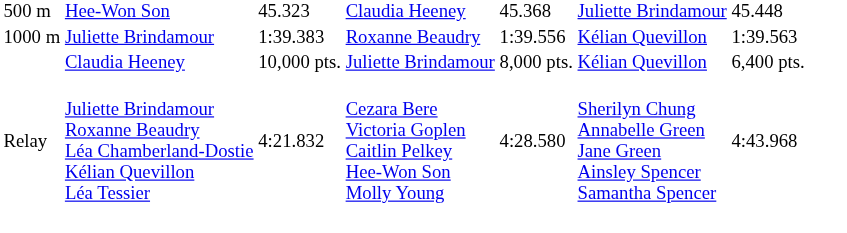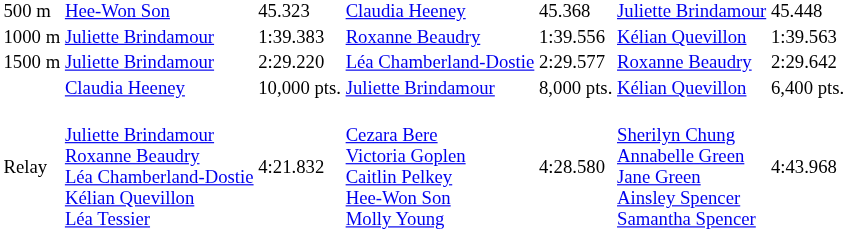+ row: (440, 62)
